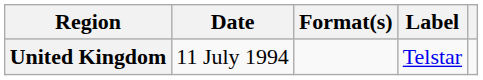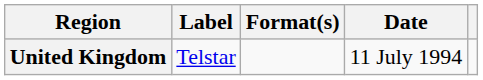columns swapped: (233, 21) <-> (432, 21)
